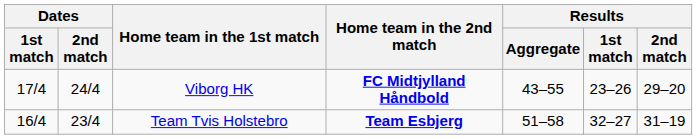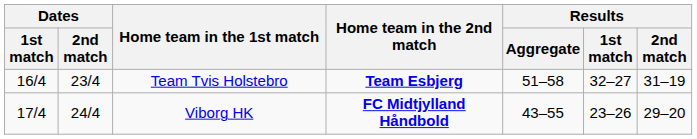rows swapped: (219, 121) <-> (219, 89)
